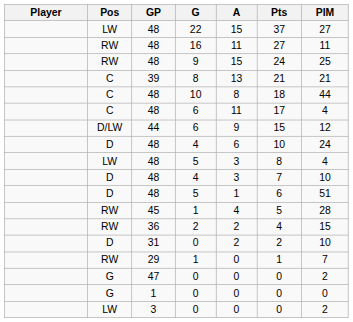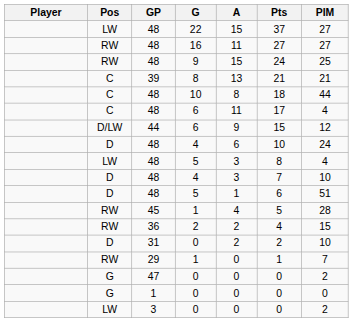(325, 45) 11 -> (325, 45) 27
